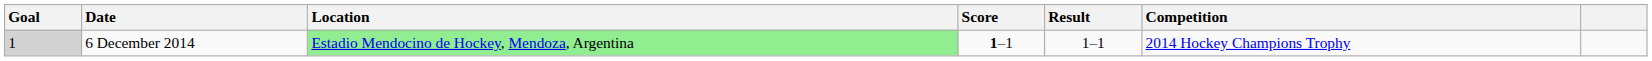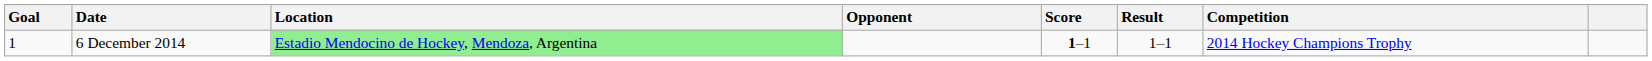+ column: (879, 17)
(12, 43) lightgrey background -> (12, 43) no background
